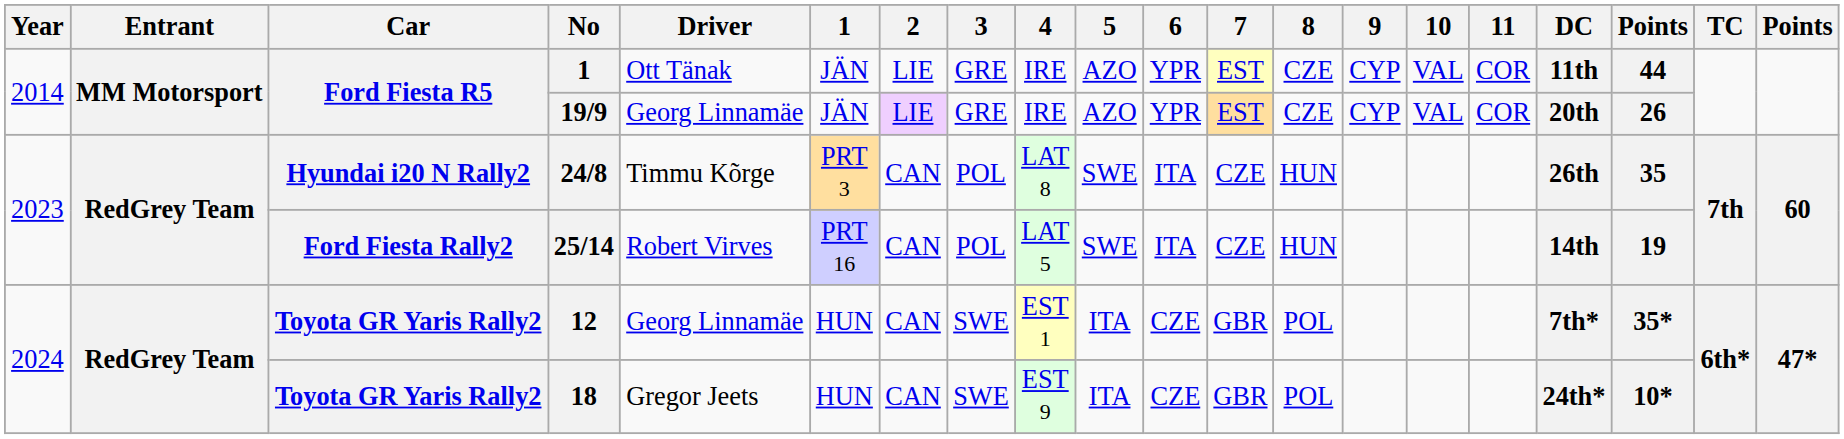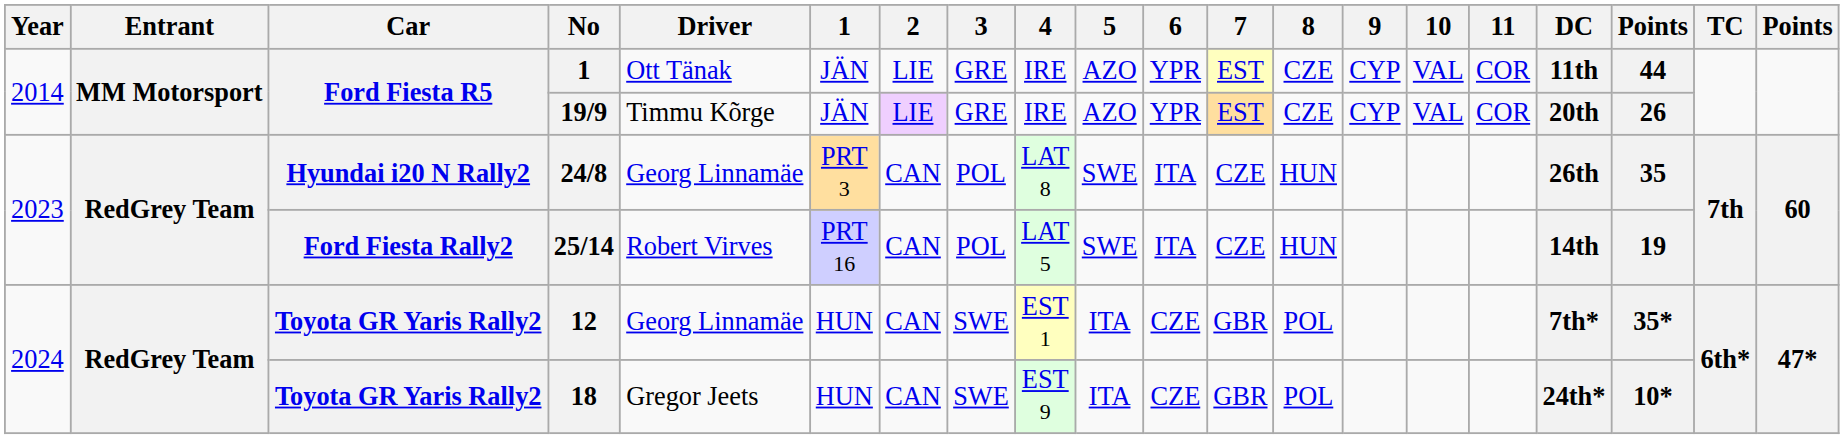(715, 113) Georg Linnamäe -> (700, 113) Timmu Kõrge
(700, 172) Timmu Kõrge -> (715, 172) Georg Linnamäe
